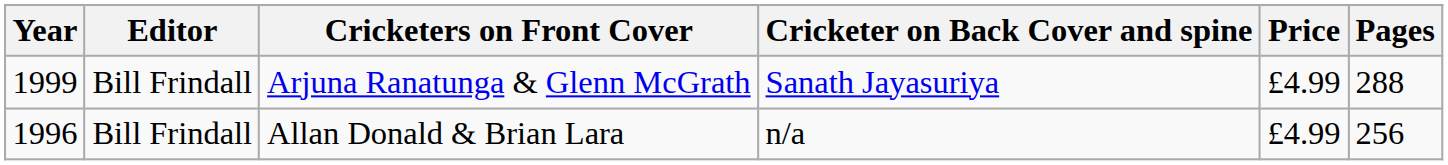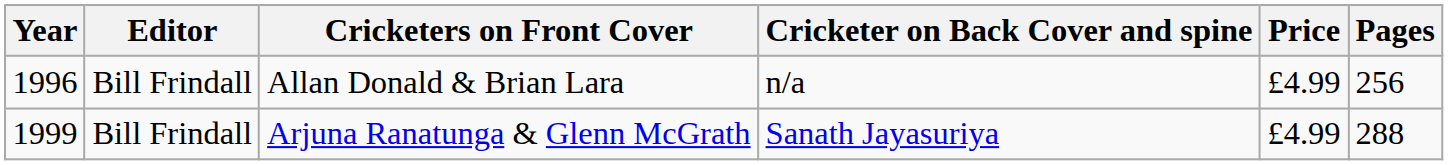rows swapped: (446, 133) <-> (509, 81)
